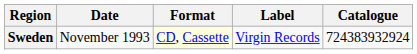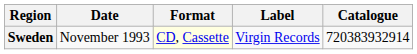(368, 37) 724383932924 -> (368, 37) 720383932914
